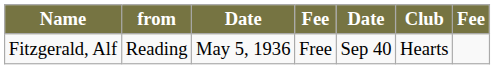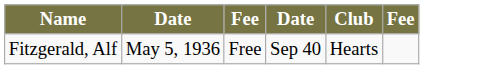- column: (157, 19)
